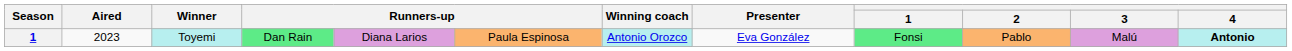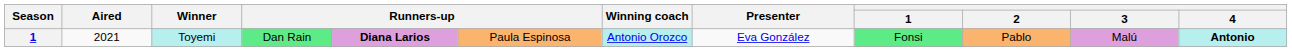(107, 38) 2023 -> (107, 38) 2021
(394, 38) normal -> (395, 38) bold
